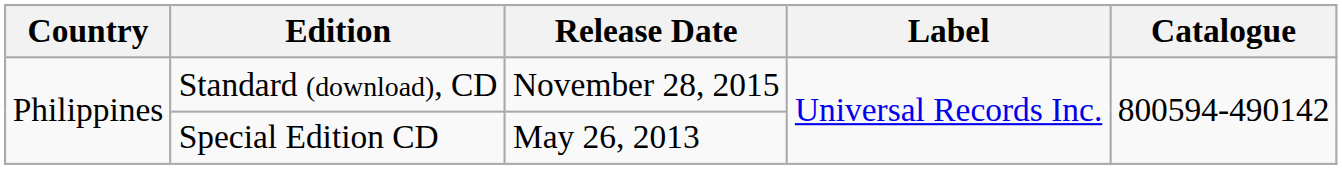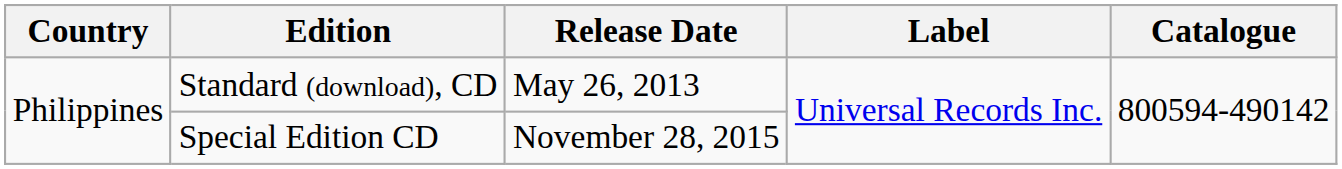(646, 84) November 28, 2015 -> (606, 84) May 26, 2013
(606, 137) May 26, 2013 -> (646, 137) November 28, 2015
